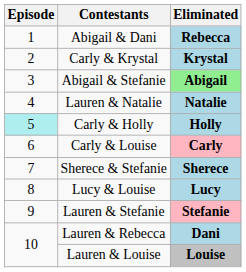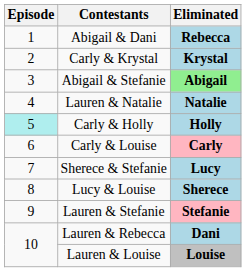(206, 168) Sherece -> (206, 168) Lucy
(206, 189) Lucy -> (206, 189) Sherece
